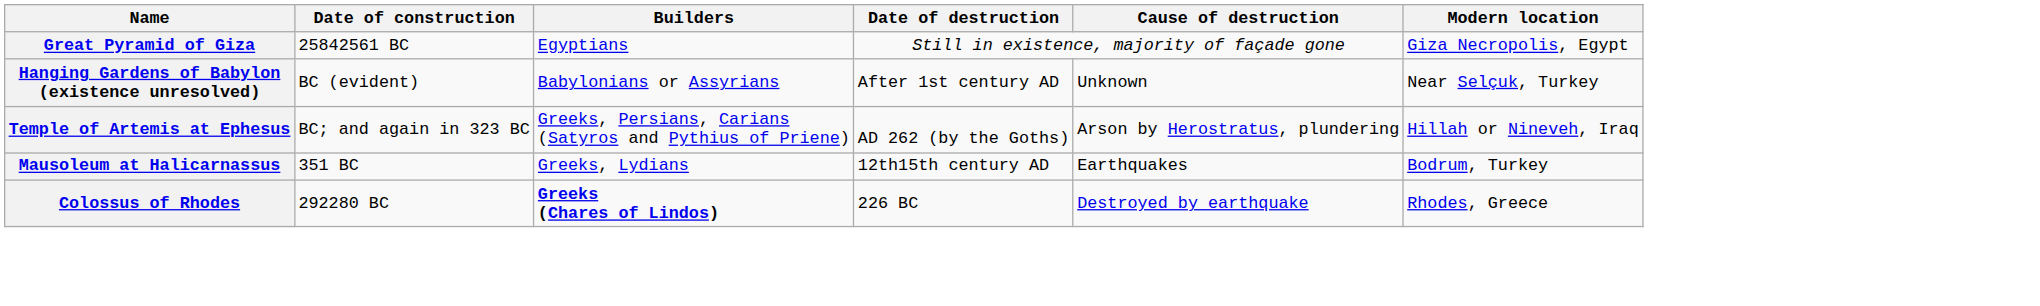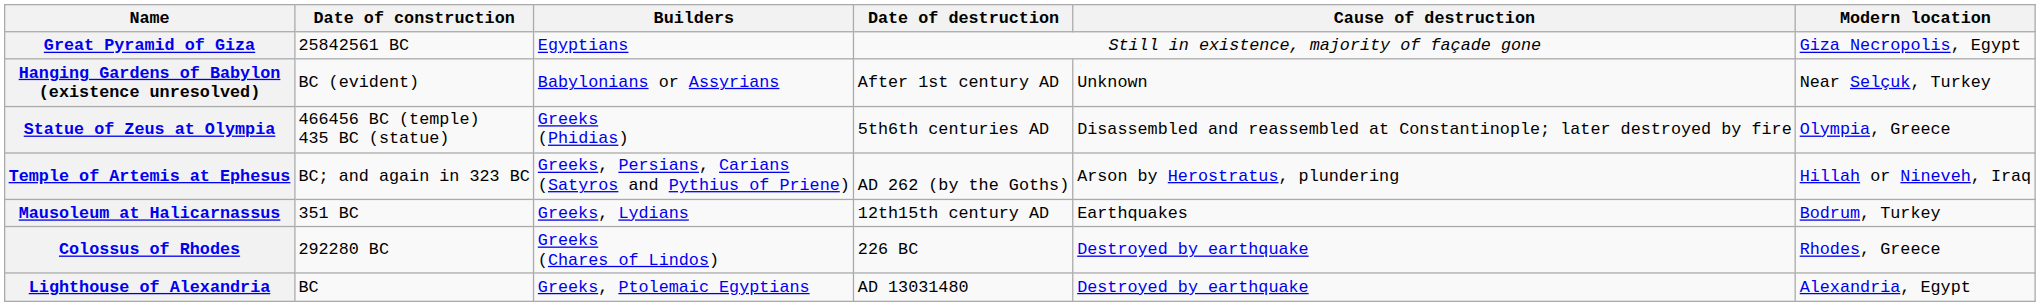+ row: (150, 129)
(628, 203) bold -> (628, 250) normal
+ row: (150, 287)
